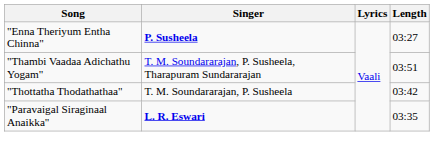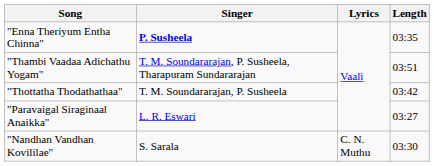(405, 37) 03:27 -> (405, 37) 03:35
(175, 115) bold -> (167, 115) normal
(405, 115) 03:35 -> (405, 115) 03:27
+ row: (50, 146)
